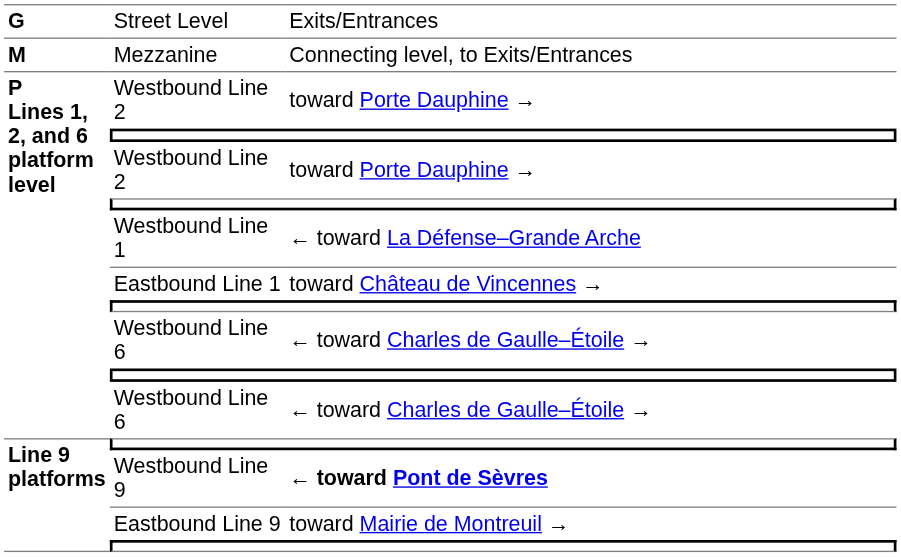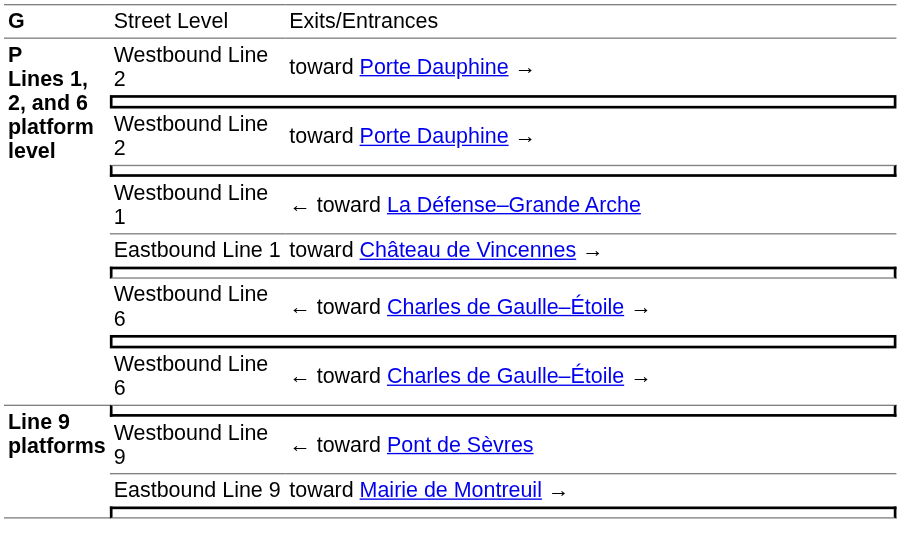- row: (17, 54)
(419, 478) bold -> (411, 444) normal
